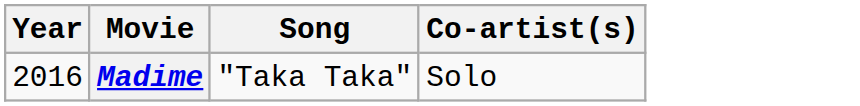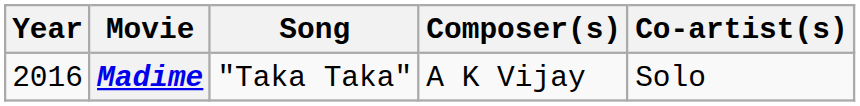+ column: (524, 29)
